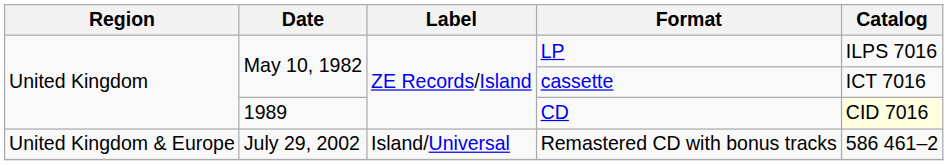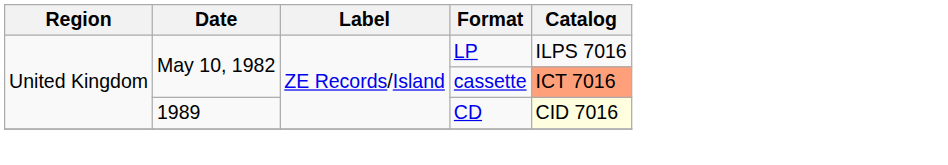(886, 81) no background -> (576, 81) lightsalmon background
- row: (689, 143)
